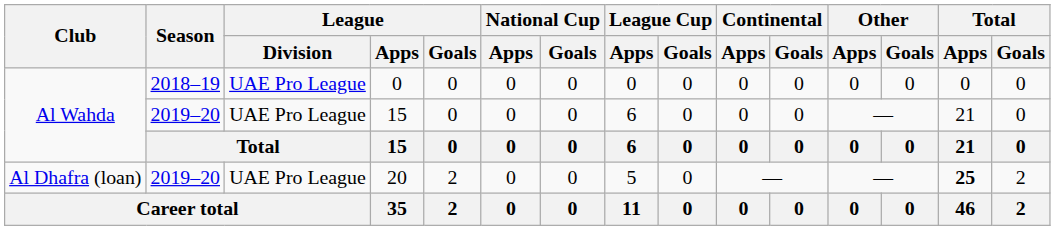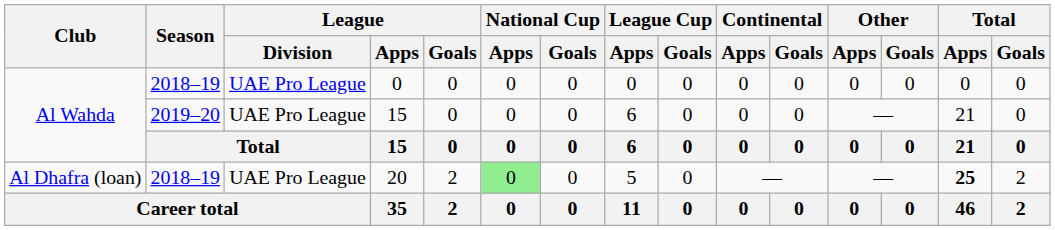(185, 177) 2019–20 -> (185, 177) 2018–19
(511, 177) no background -> (511, 177) lightgreen background
